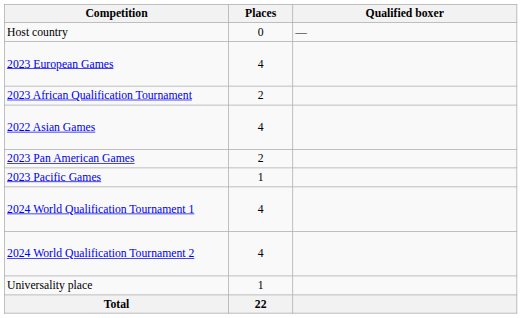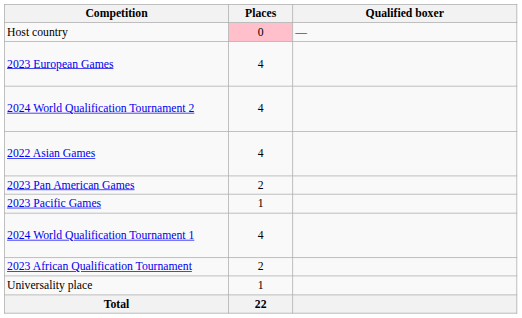(261, 32) no background -> (261, 32) pink background
rows swapped: (99, 95) <-> (101, 253)
